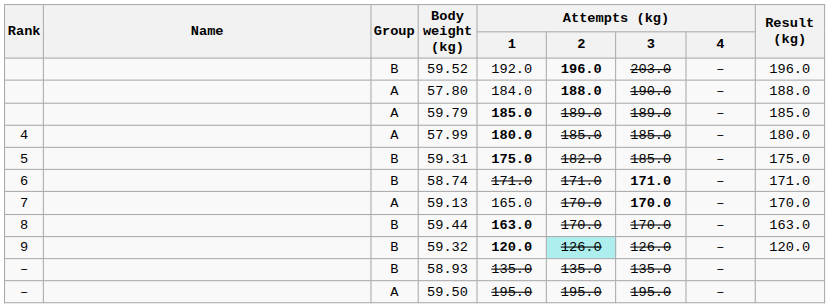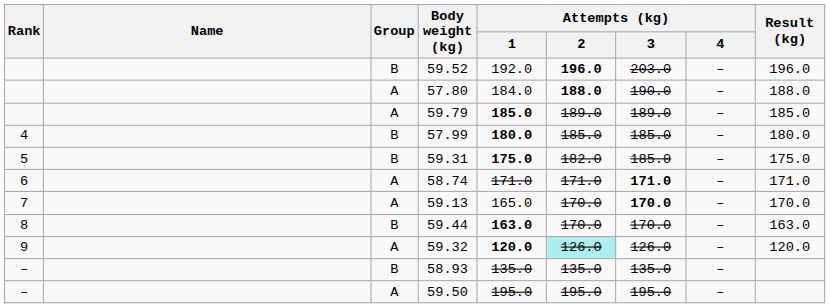(394, 136) A -> (394, 136) B
(394, 181) B -> (394, 181) A
(394, 247) B -> (394, 247) A
